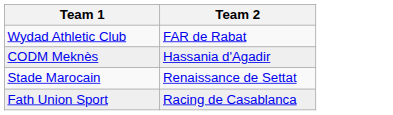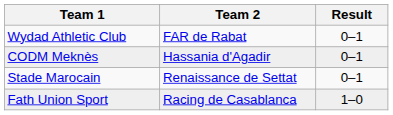+ column: (352, 15)
